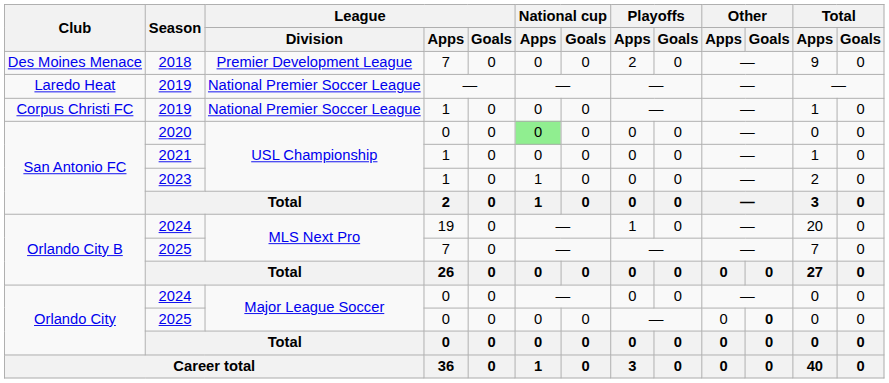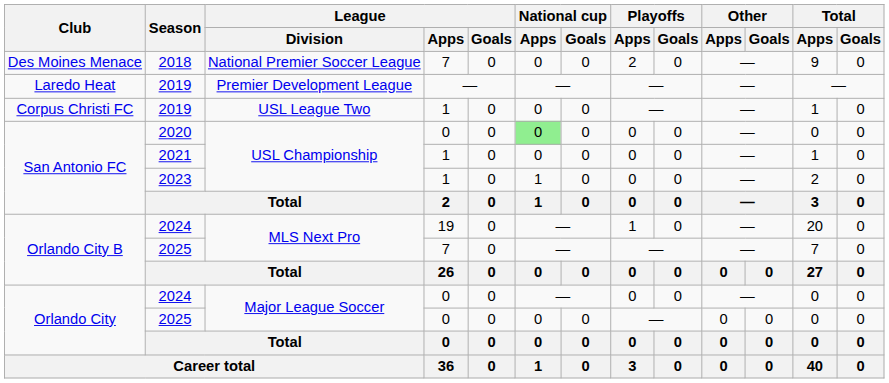(314, 62) Premier Development League -> (314, 62) National Premier Soccer League
(314, 86) National Premier Soccer League -> (314, 86) Premier Development League
(314, 109) National Premier Soccer League -> (314, 109) USL League Two
(769, 319) bold -> (769, 319) normal
